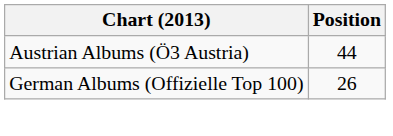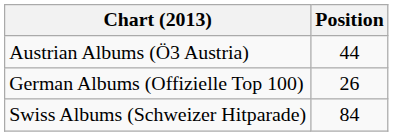+ row: (158, 114)
